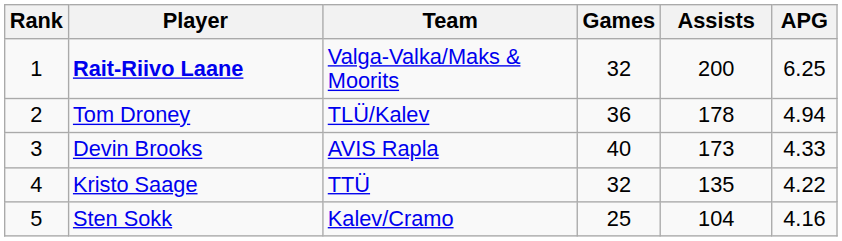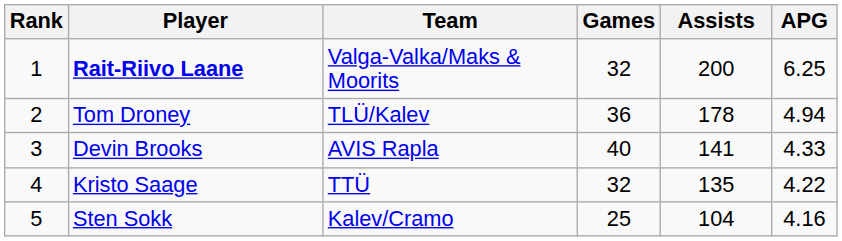(716, 149) 173 -> (716, 149) 141
